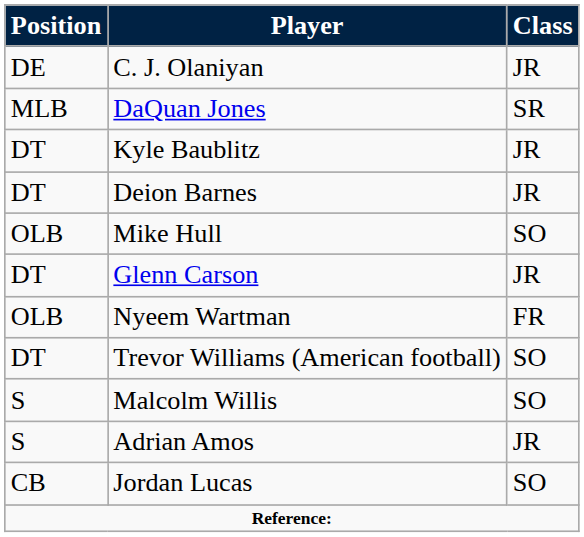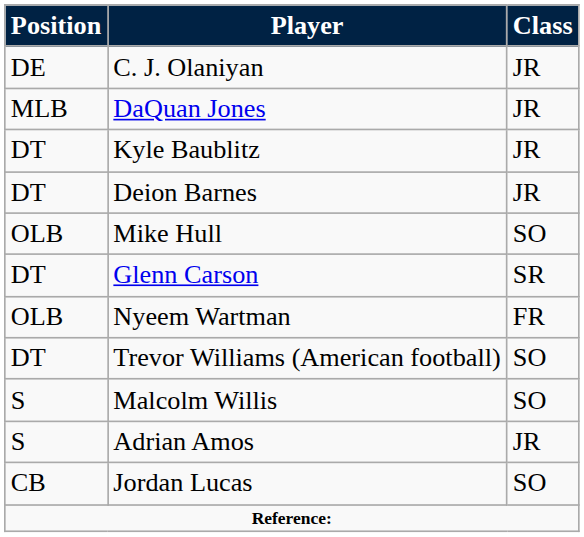(529, 108) SR -> (527, 108) JR
(527, 274) JR -> (529, 274) SR
